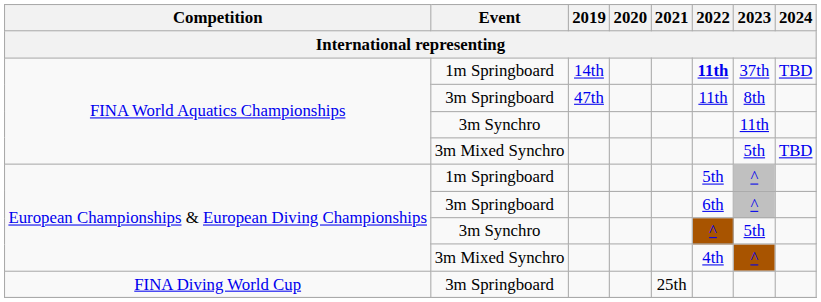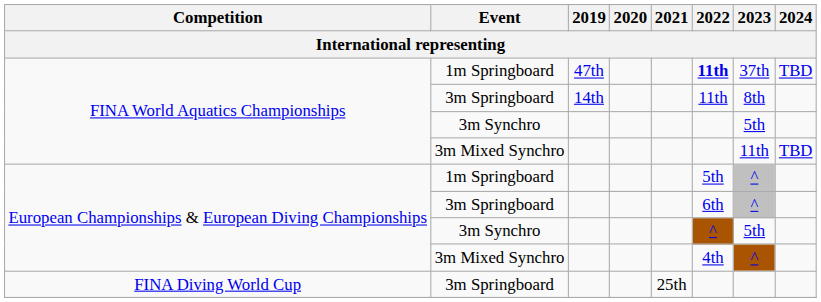(589, 71) 14th -> (589, 71) 47th
(589, 97) 47th -> (589, 97) 14th
(754, 124) 11th -> (754, 124) 5th
(754, 151) 5th -> (754, 151) 11th
